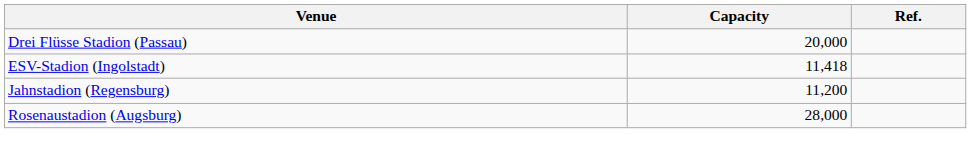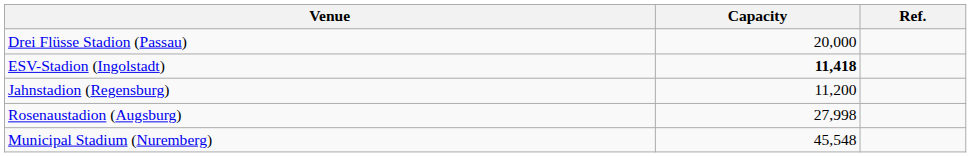(826, 66) normal -> (836, 66) bold
(826, 115) 28,000 -> (835, 115) 27,998
+ row: (110, 139)
